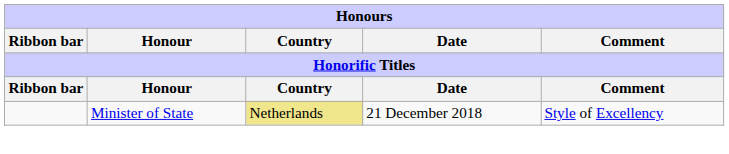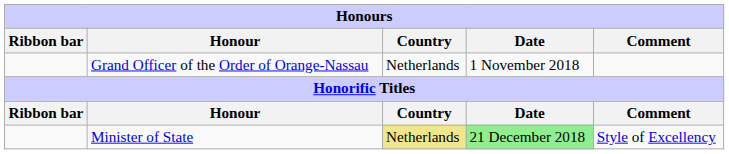+ row: (230, 64)
(424, 112) no background -> (527, 137) lightgreen background
